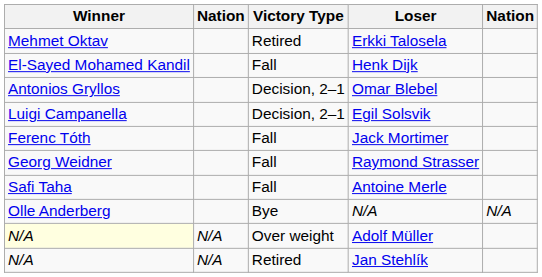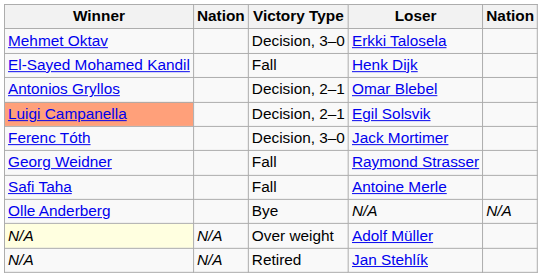(277, 41) Retired -> (298, 41) Decision, 3–0
(67, 114) no background -> (67, 114) lightsalmon background
(264, 138) Fall -> (298, 138) Decision, 3–0
